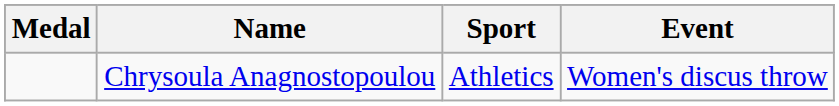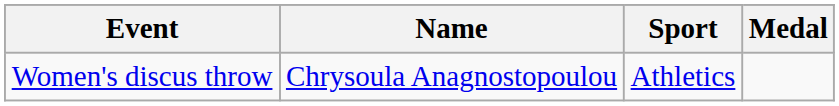columns swapped: (51, 28) <-> (697, 28)
